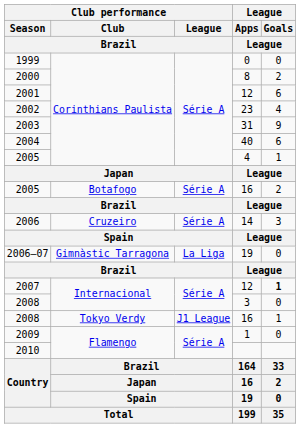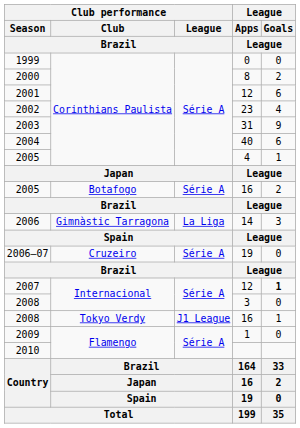(113, 222) Cruzeiro -> (113, 222) Gimnàstic Tarragona
(204, 222) Série A -> (204, 222) La Liga
(113, 254) Gimnàstic Tarragona -> (113, 254) Cruzeiro
(204, 254) La Liga -> (204, 254) Série A
